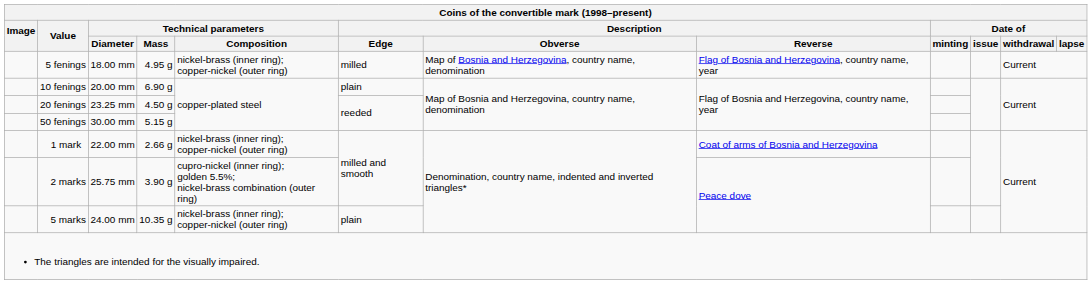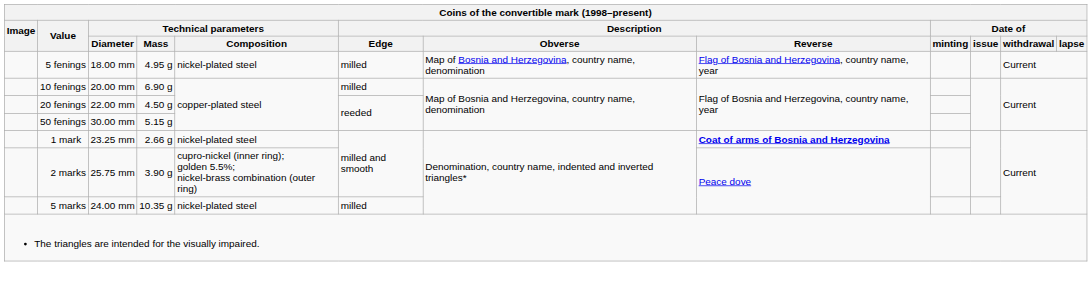(232, 65) nickel-brass (inner ring); copper-nickel (outer ring) -> (217, 65) nickel-plated steel
(351, 87) plain -> (354, 87) milled
(113, 105) 23.25 mm -> (113, 105) 22.00 mm
(113, 144) 22.00 mm -> (113, 140) 23.25 mm
(232, 144) nickel-brass (inner ring); copper-nickel (outer ring) -> (217, 140) nickel-plated steel
(788, 144) normal -> (794, 140) bold
(232, 220) nickel-brass (inner ring); copper-nickel (outer ring) -> (217, 206) nickel-plated steel
(351, 220) plain -> (354, 206) milled
